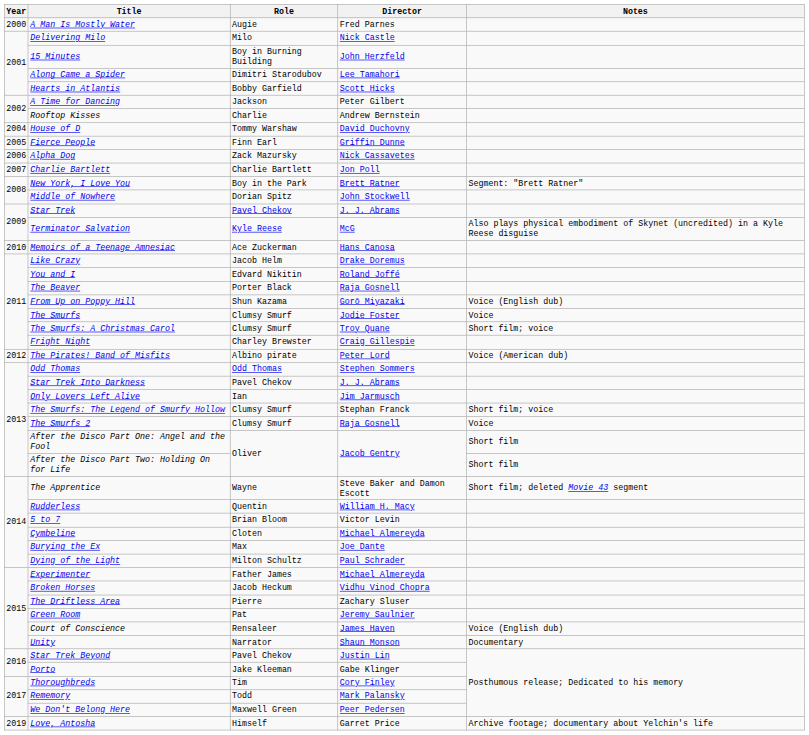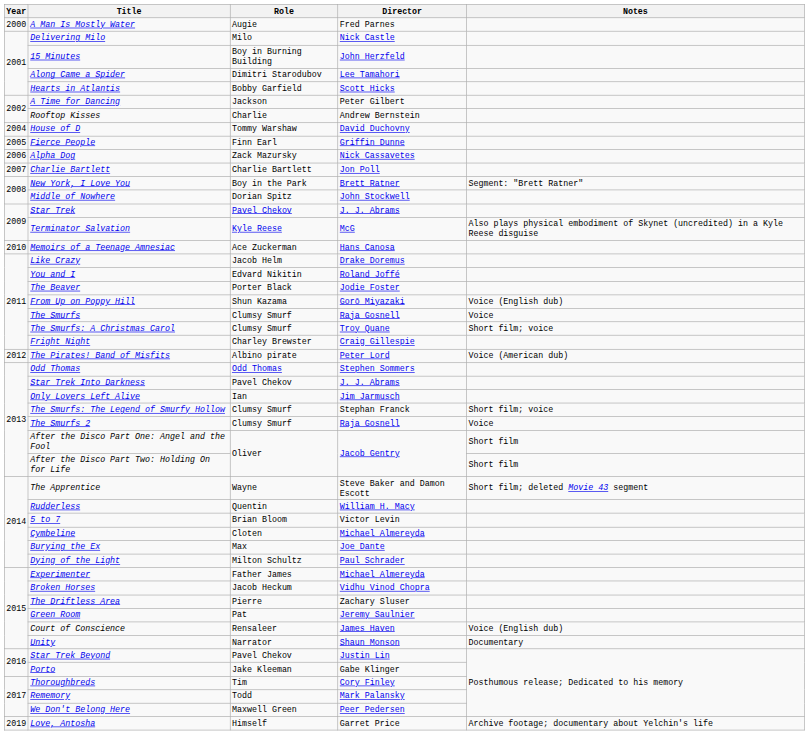(370, 288) Raja Gosnell -> (370, 288) Jodie Foster
(370, 315) Jodie Foster -> (370, 315) Raja Gosnell
